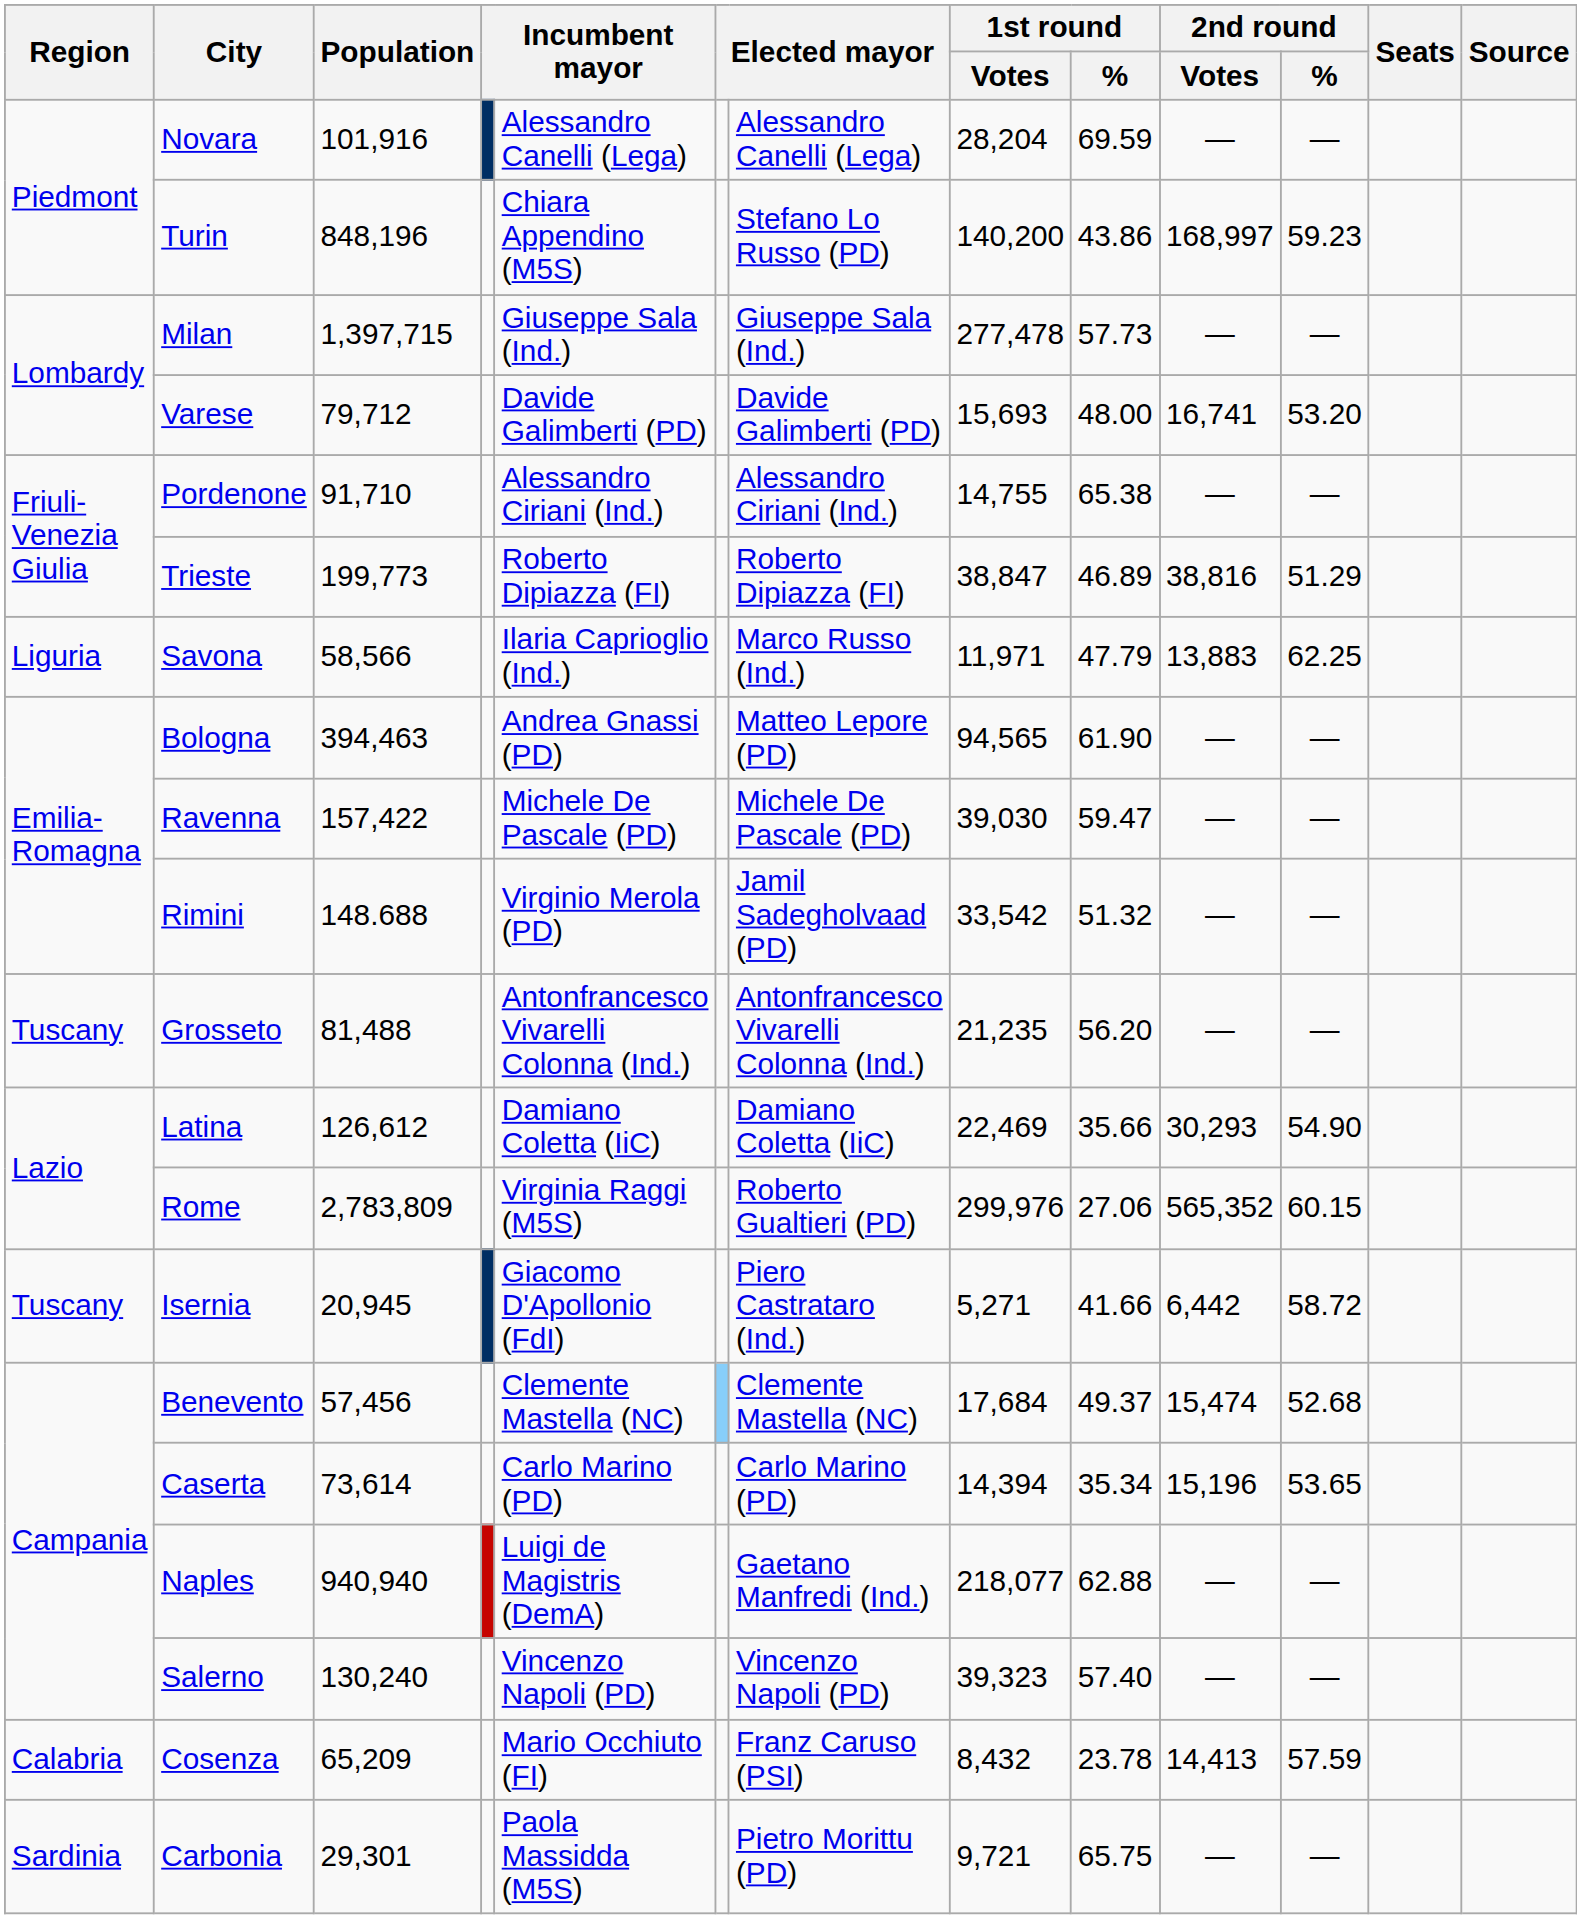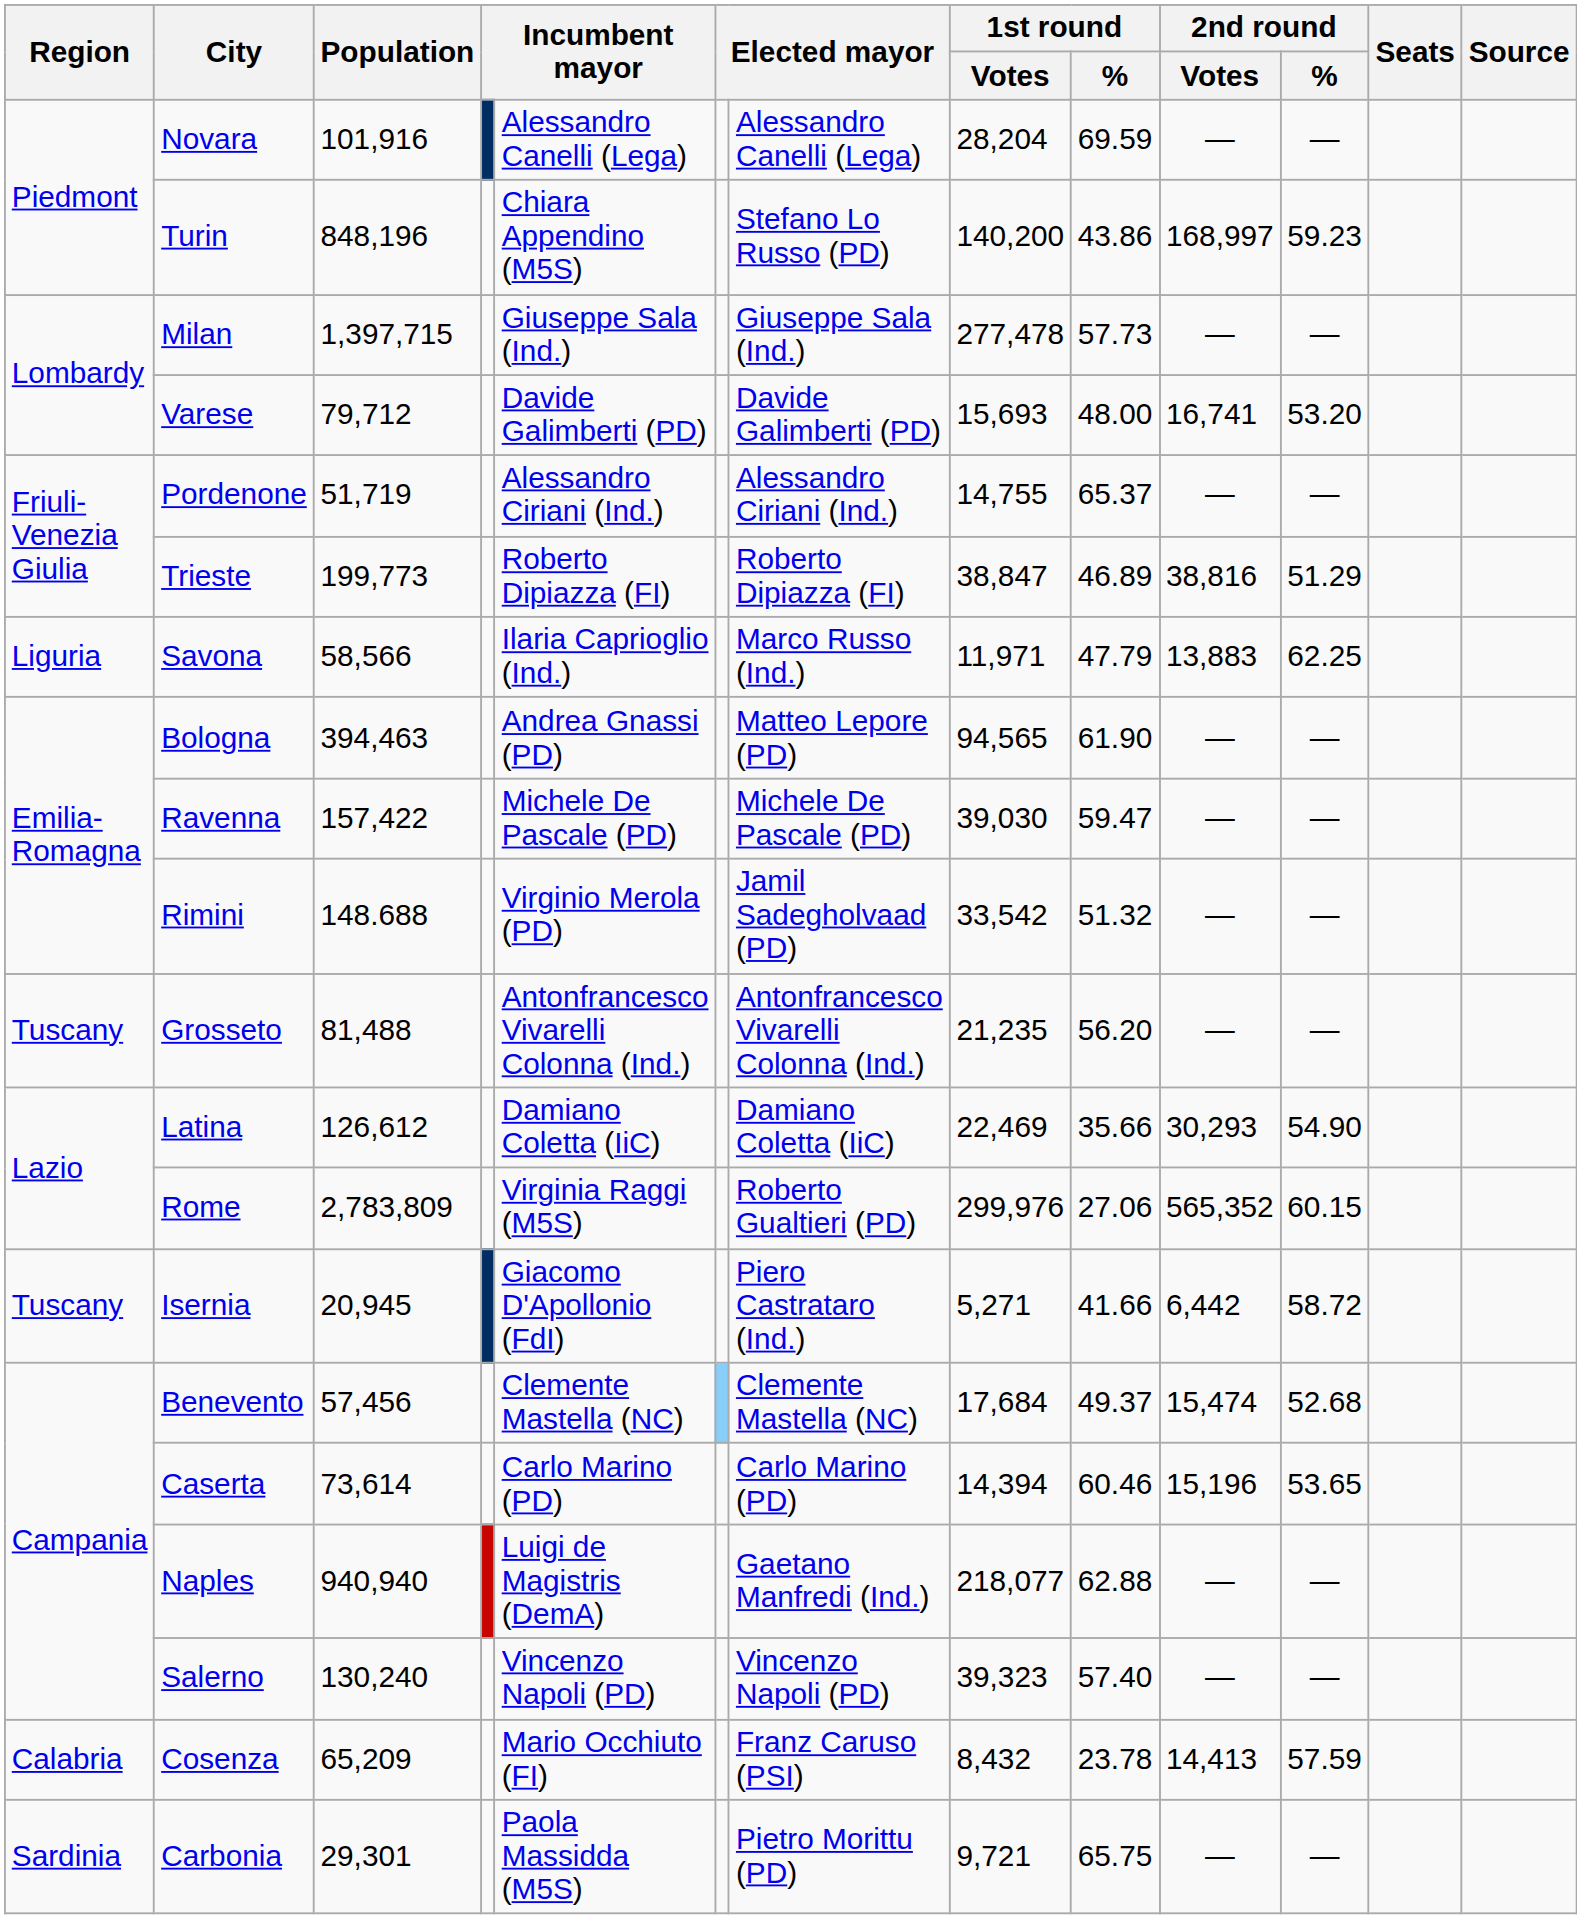(366, 495) 91,710 -> (366, 495) 51,719
(1115, 495) 65.38 -> (1115, 495) 65.37
(1115, 1483) 35.34 -> (1115, 1483) 60.46
